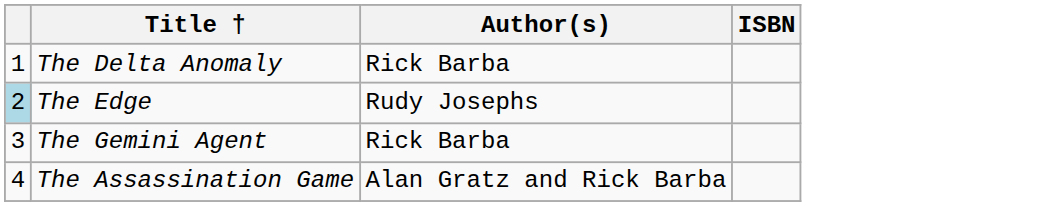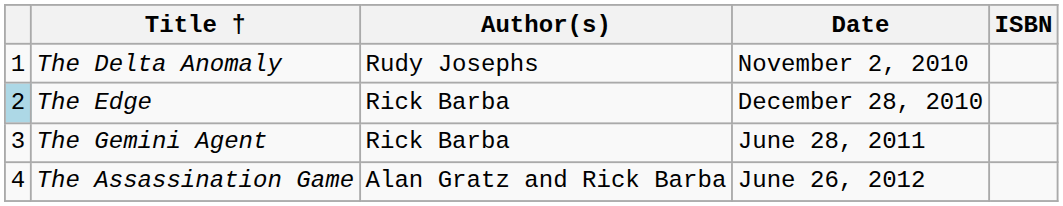+ column: (860, 25)
(438, 64) Rick Barba -> (452, 64) Rudy Josephs
(452, 103) Rudy Josephs -> (438, 103) Rick Barba
